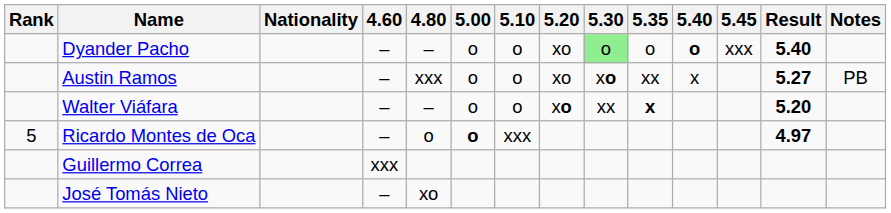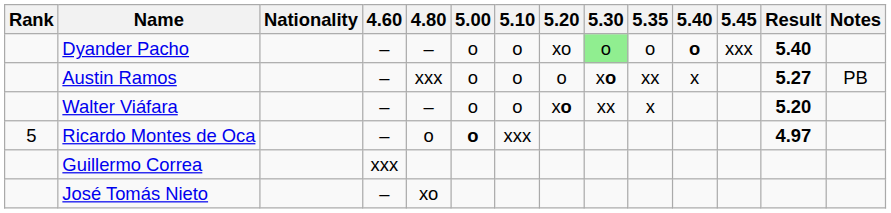(562, 78) xo -> (562, 78) o
(650, 107) bold -> (650, 107) normal
